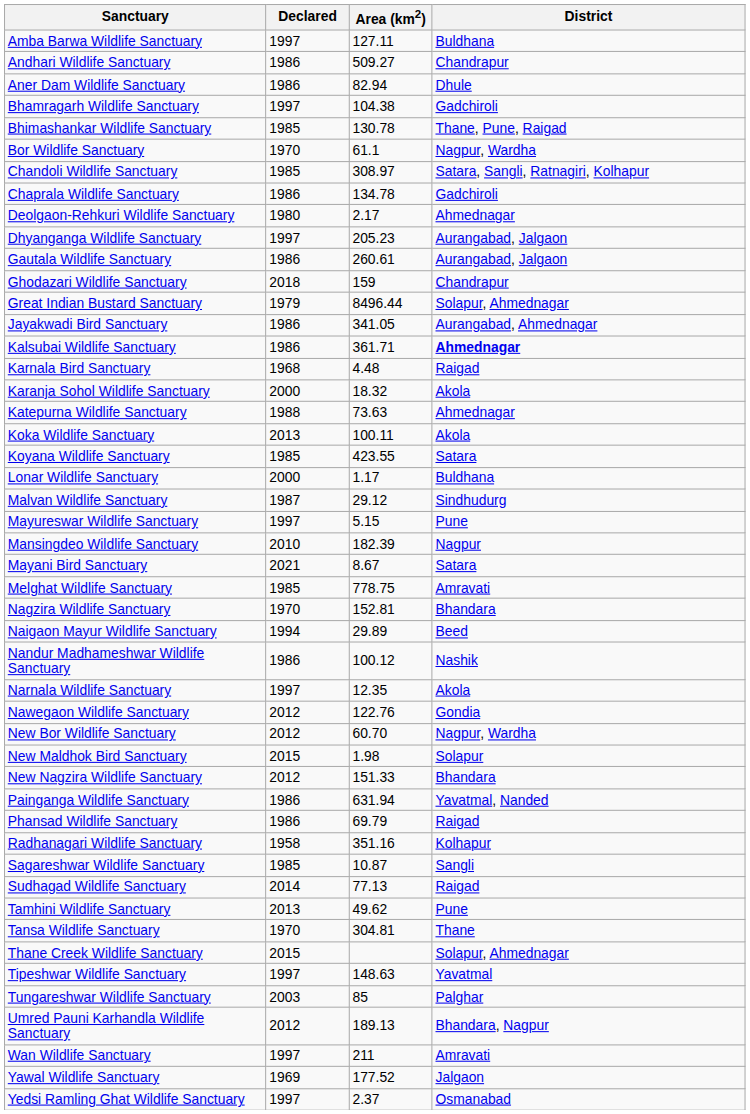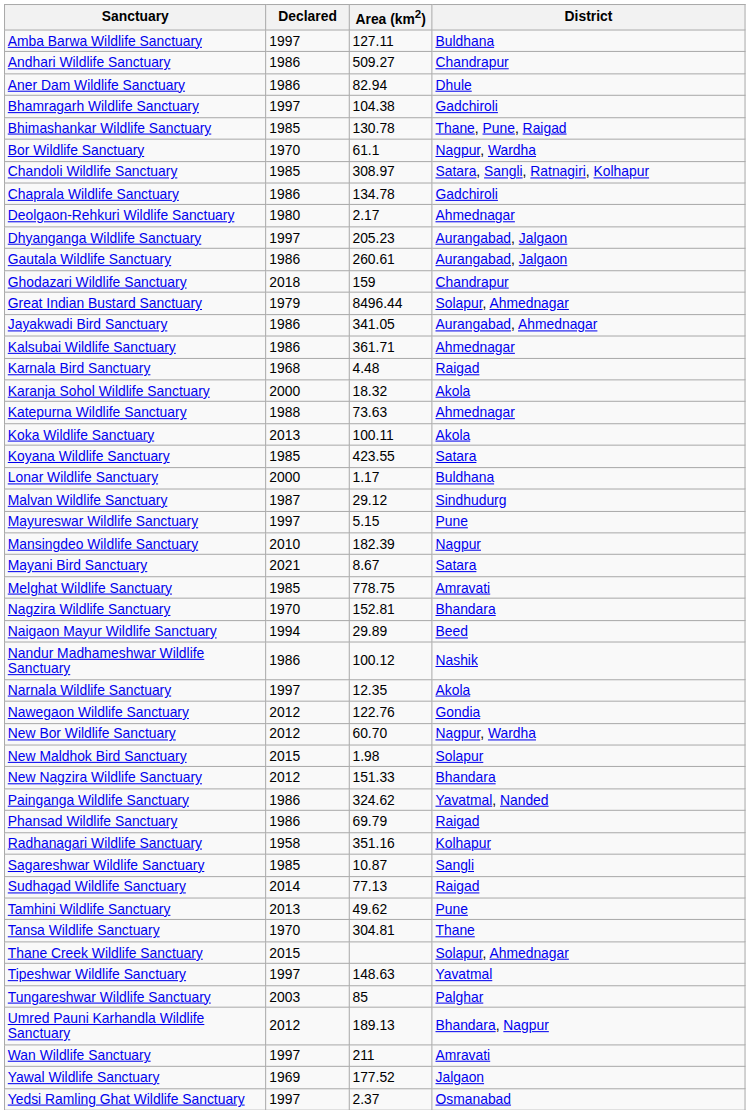(478, 347) bold -> (475, 347) normal
(374, 799) 631.94 -> (374, 799) 324.62
